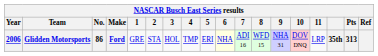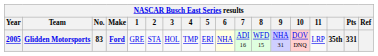(13, 40) 2006 -> (13, 40) 2005
(99, 40) 86 -> (99, 40) 83
(351, 40) 313 -> (351, 40) 331
